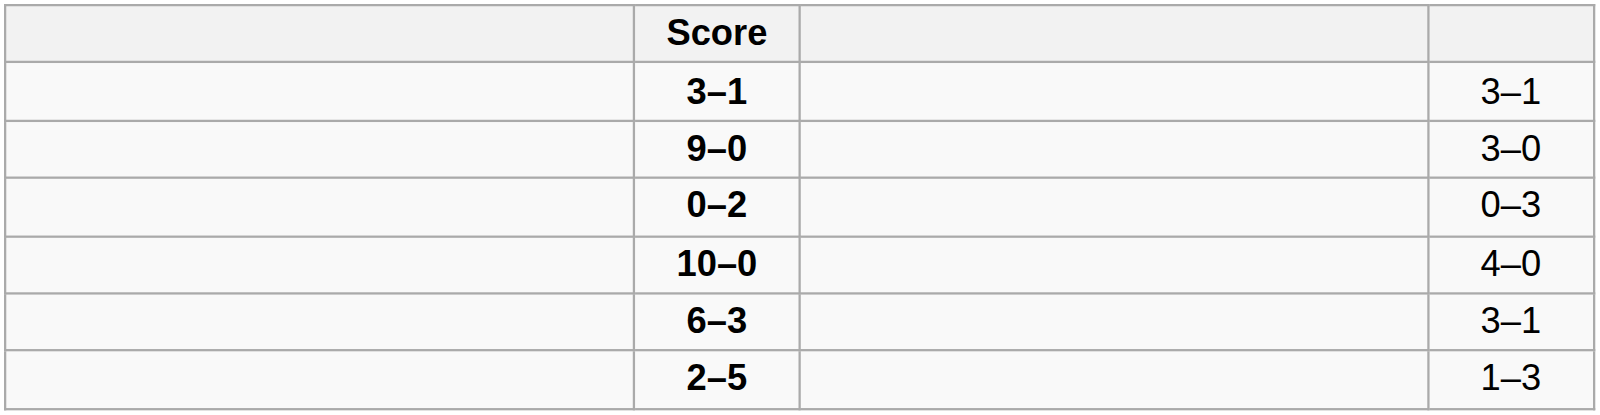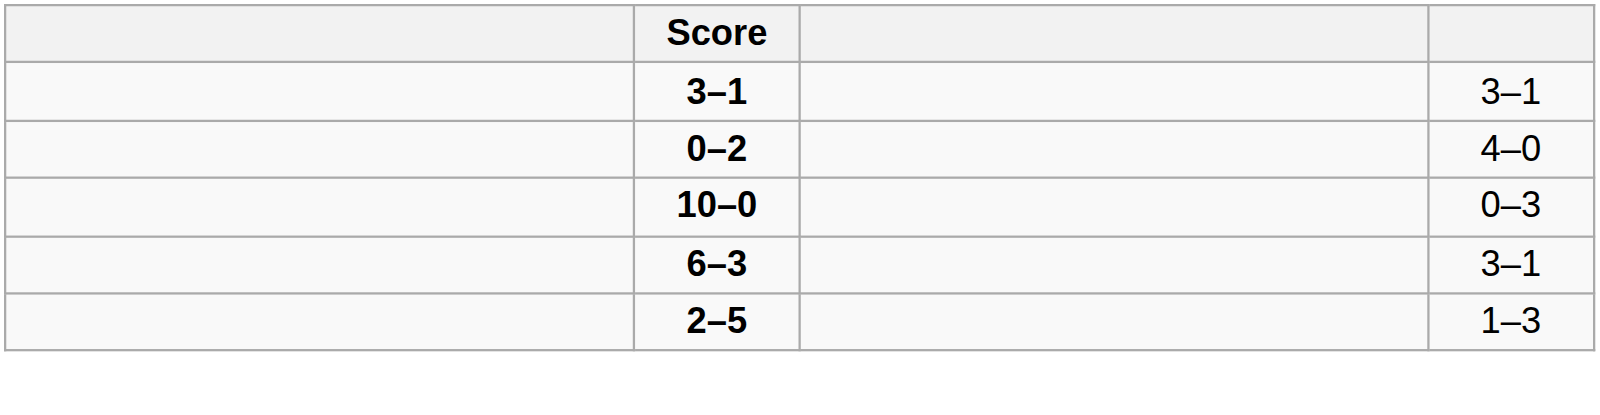- row: (717, 148)
(1511, 206) 0–3 -> (1511, 148) 4–0
(1511, 263) 4–0 -> (1511, 206) 0–3
